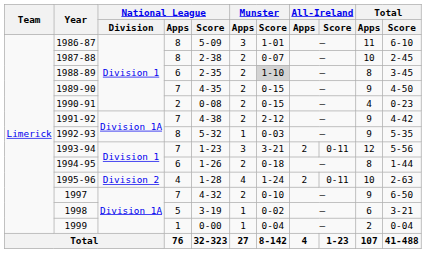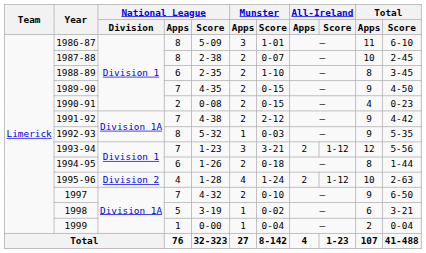(273, 73) lightgrey background -> (273, 73) no background
(337, 149) 0-11 -> (337, 149) 1-12
(337, 180) 0-11 -> (337, 180) 1-12
